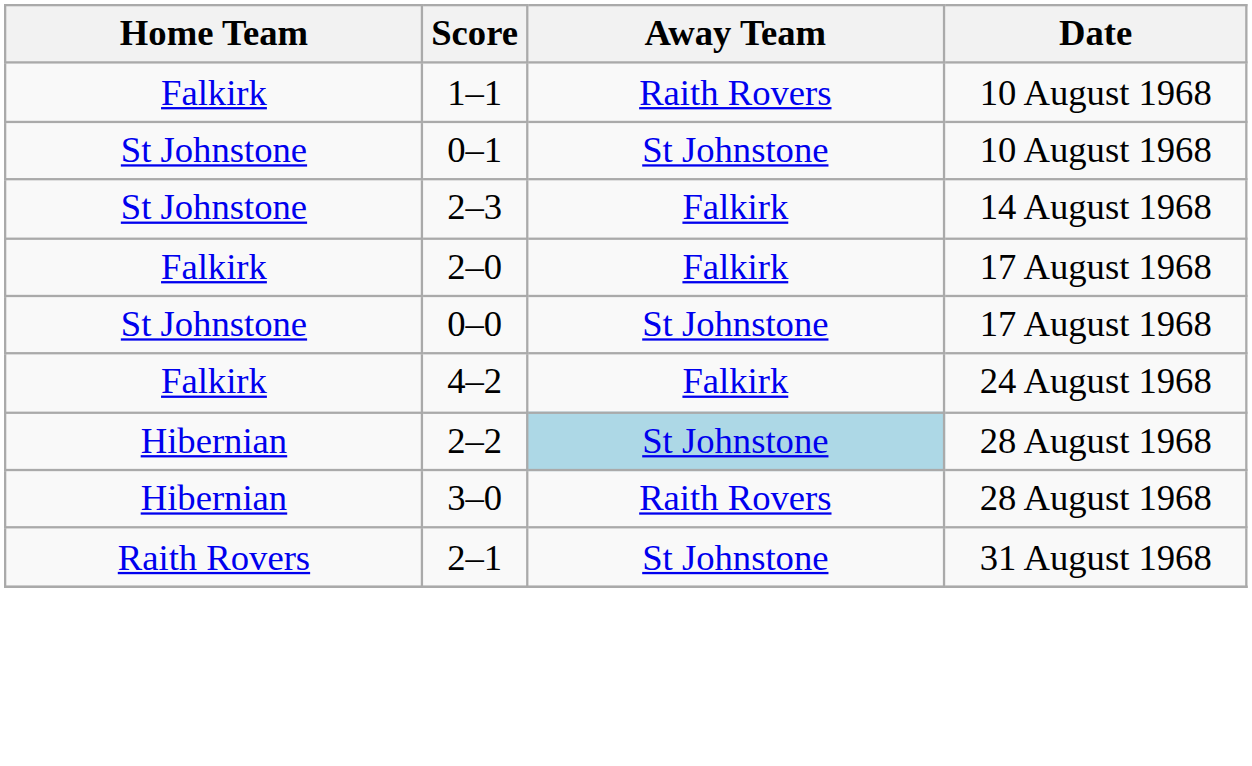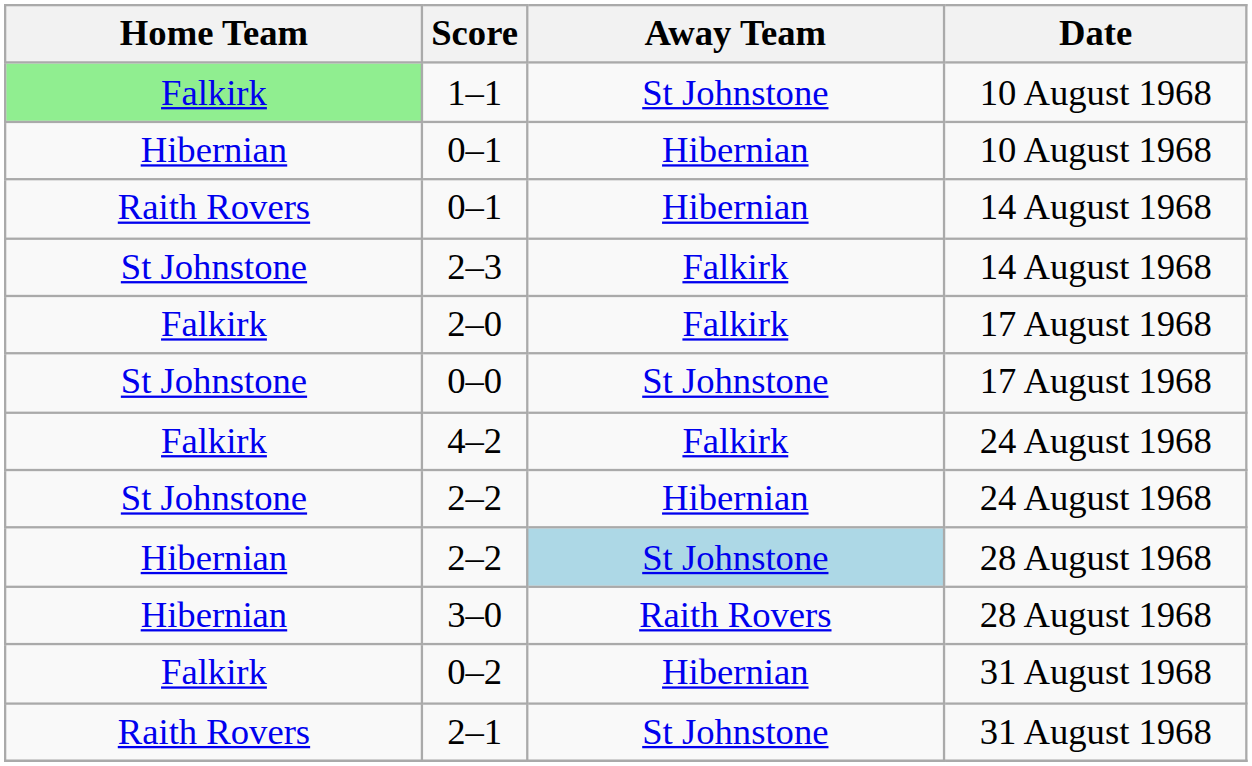(214, 91) no background -> (214, 91) lightgreen background
(735, 91) Raith Rovers -> (735, 91) St Johnstone
(214, 149) St Johnstone -> (214, 149) Hibernian
(735, 149) St Johnstone -> (735, 149) Hibernian
+ row: (475, 207)
+ row: (475, 498)
+ row: (475, 672)
